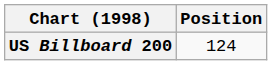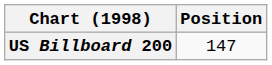(221, 46) 124 -> (221, 46) 147
